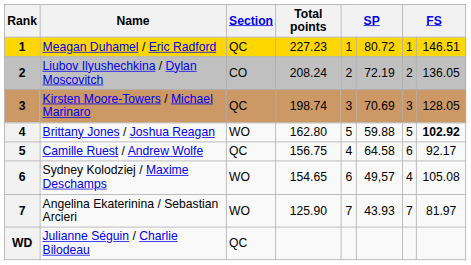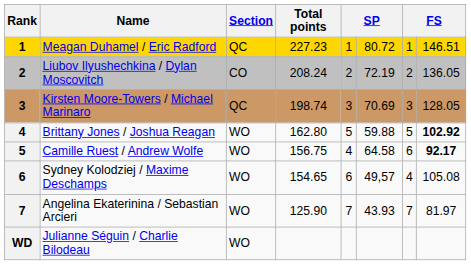(238, 151) QC -> (240, 151) WO
(441, 151) normal -> (441, 151) bold
(238, 243) QC -> (240, 243) WO
